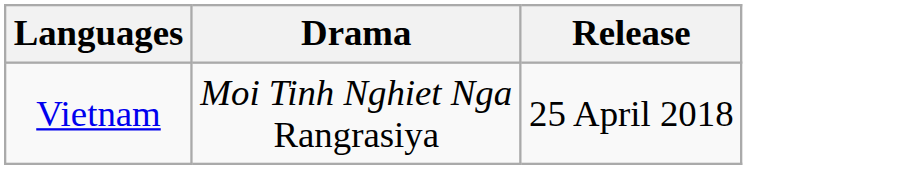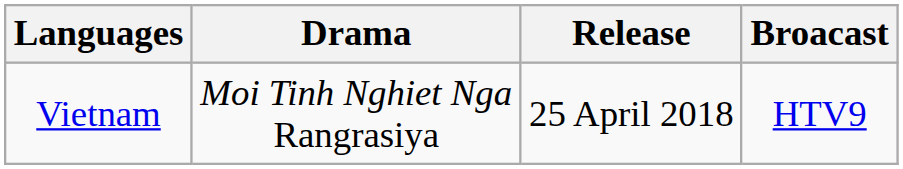+ column: (820, 33)
